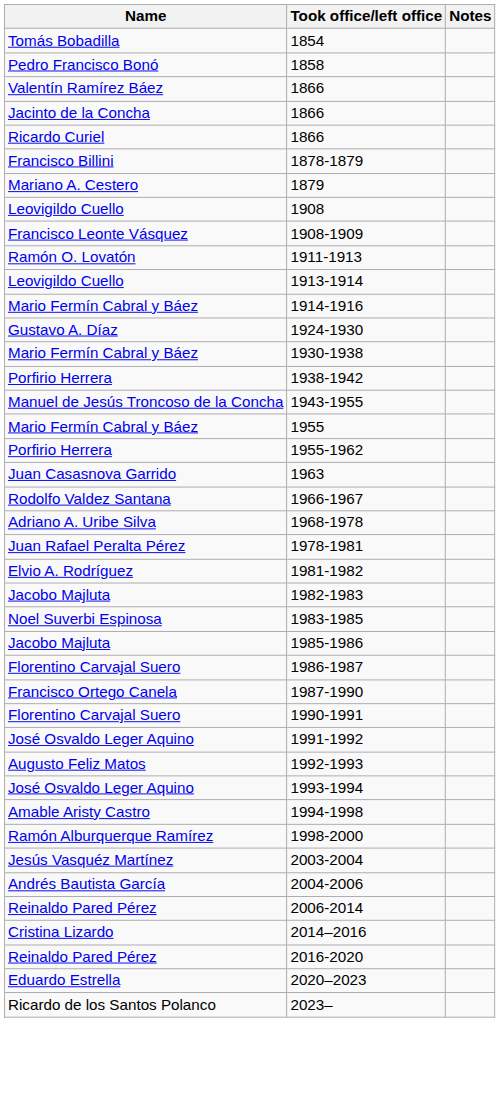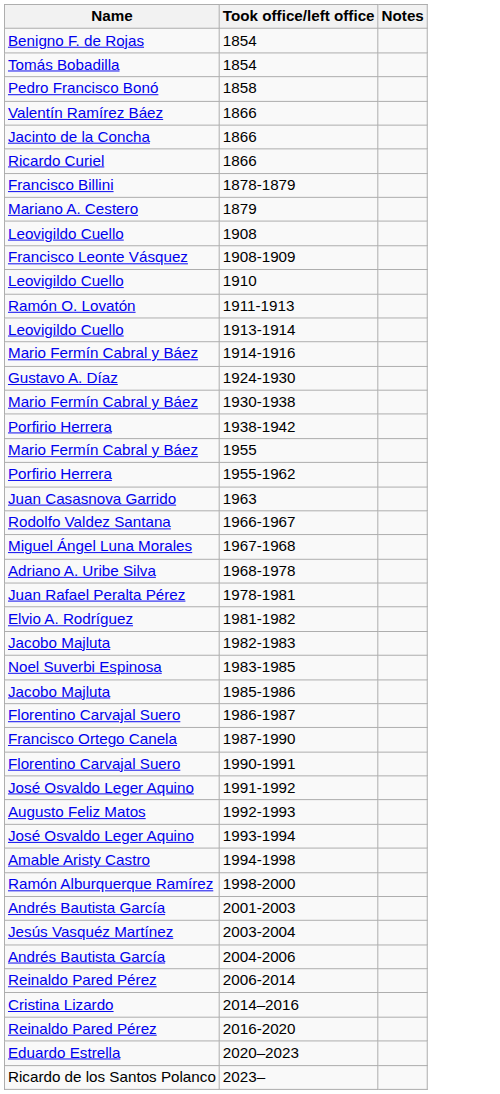+ row: (76, 40)
+ row: (66, 281)
- row: (146, 402)
+ row: (100, 546)
+ row: (87, 908)
